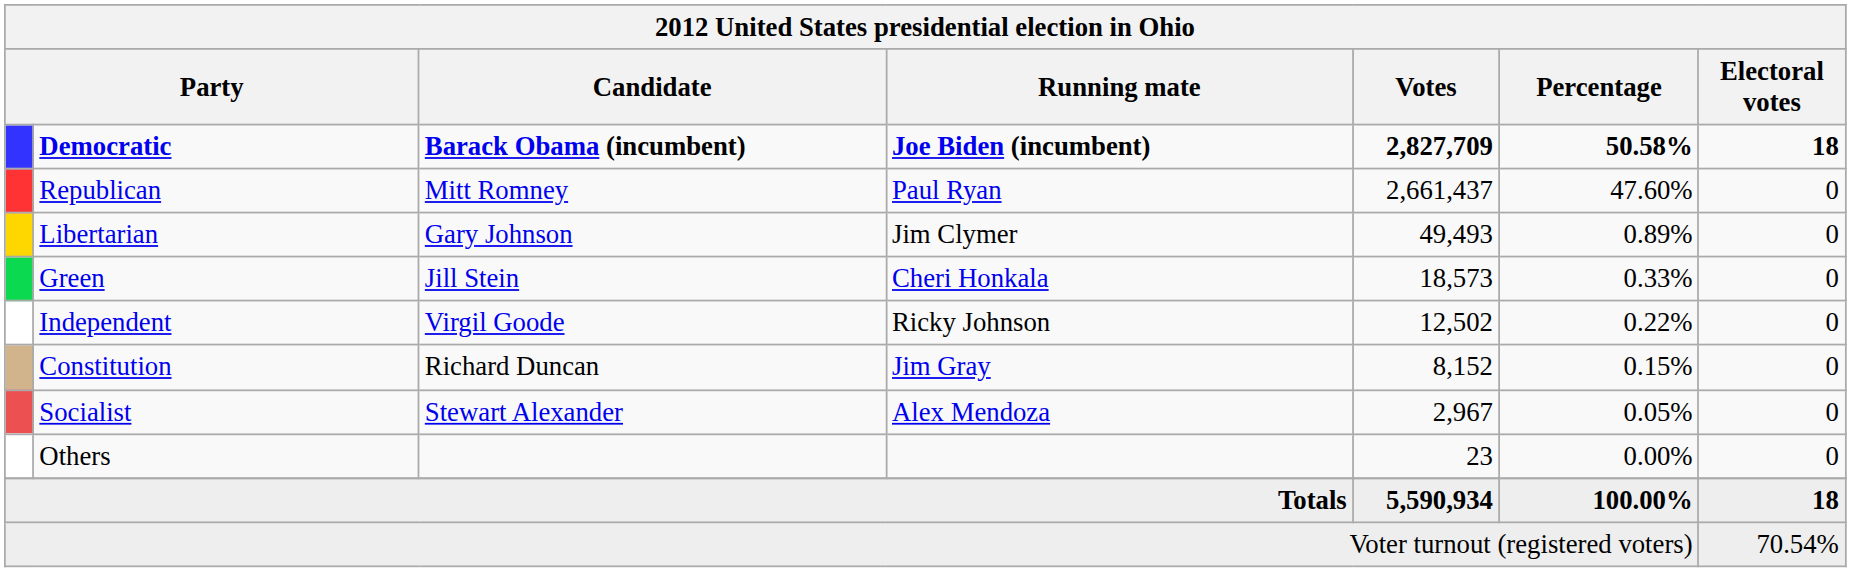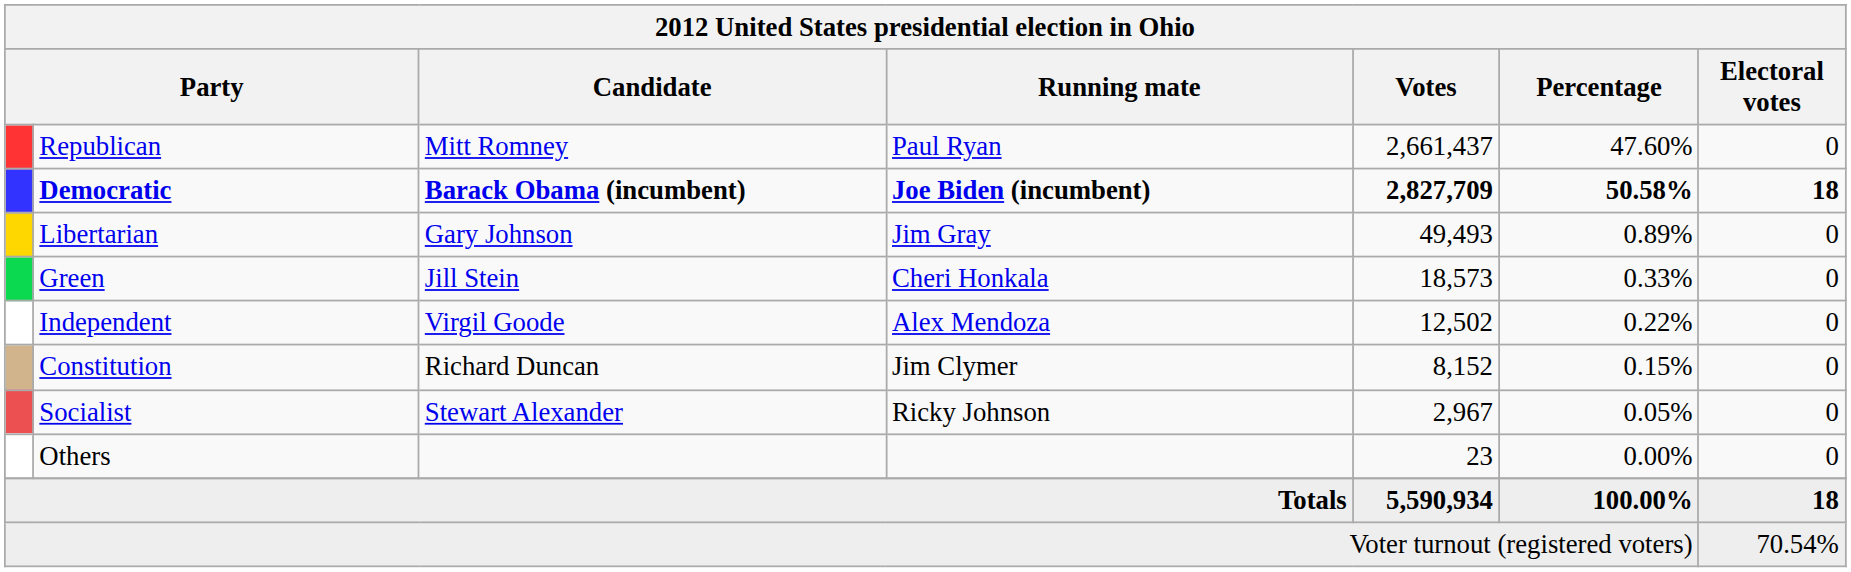rows swapped: (105, 146) <-> (100, 190)
(955, 234) Jim Clymer -> (941, 234) Jim Gray
(971, 323) Ricky Johnson -> (971, 323) Alex Mendoza
(941, 367) Jim Gray -> (955, 367) Jim Clymer
(971, 411) Alex Mendoza -> (971, 411) Ricky Johnson
